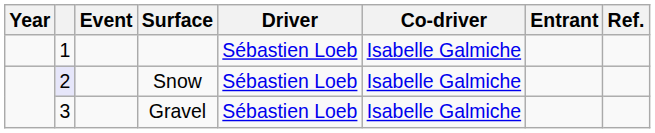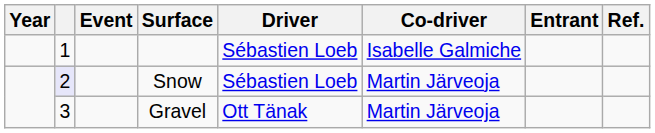(444, 81) Isabelle Galmiche -> (433, 81) Martin Järveoja
(290, 112) Sébastien Loeb -> (265, 112) Ott Tänak
(444, 112) Isabelle Galmiche -> (433, 112) Martin Järveoja
